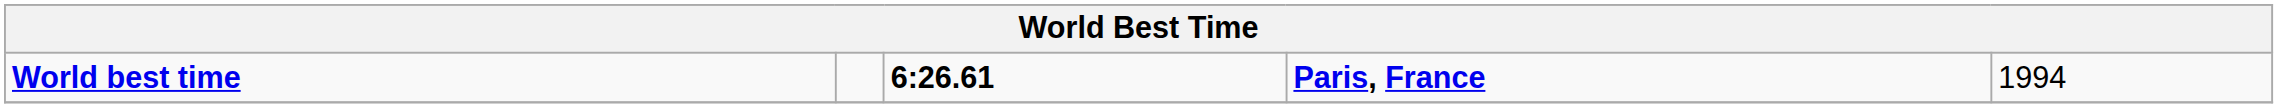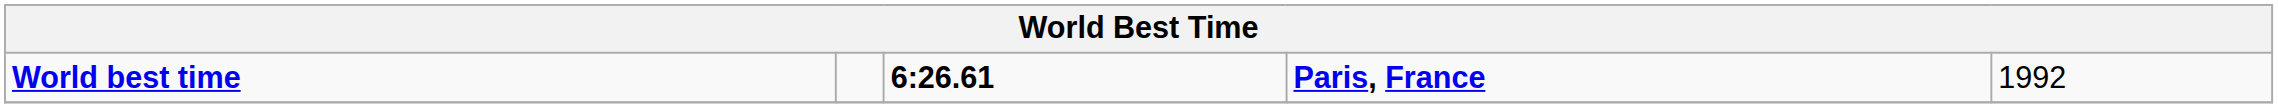(2032, 77) 1994 -> (2032, 77) 1992
